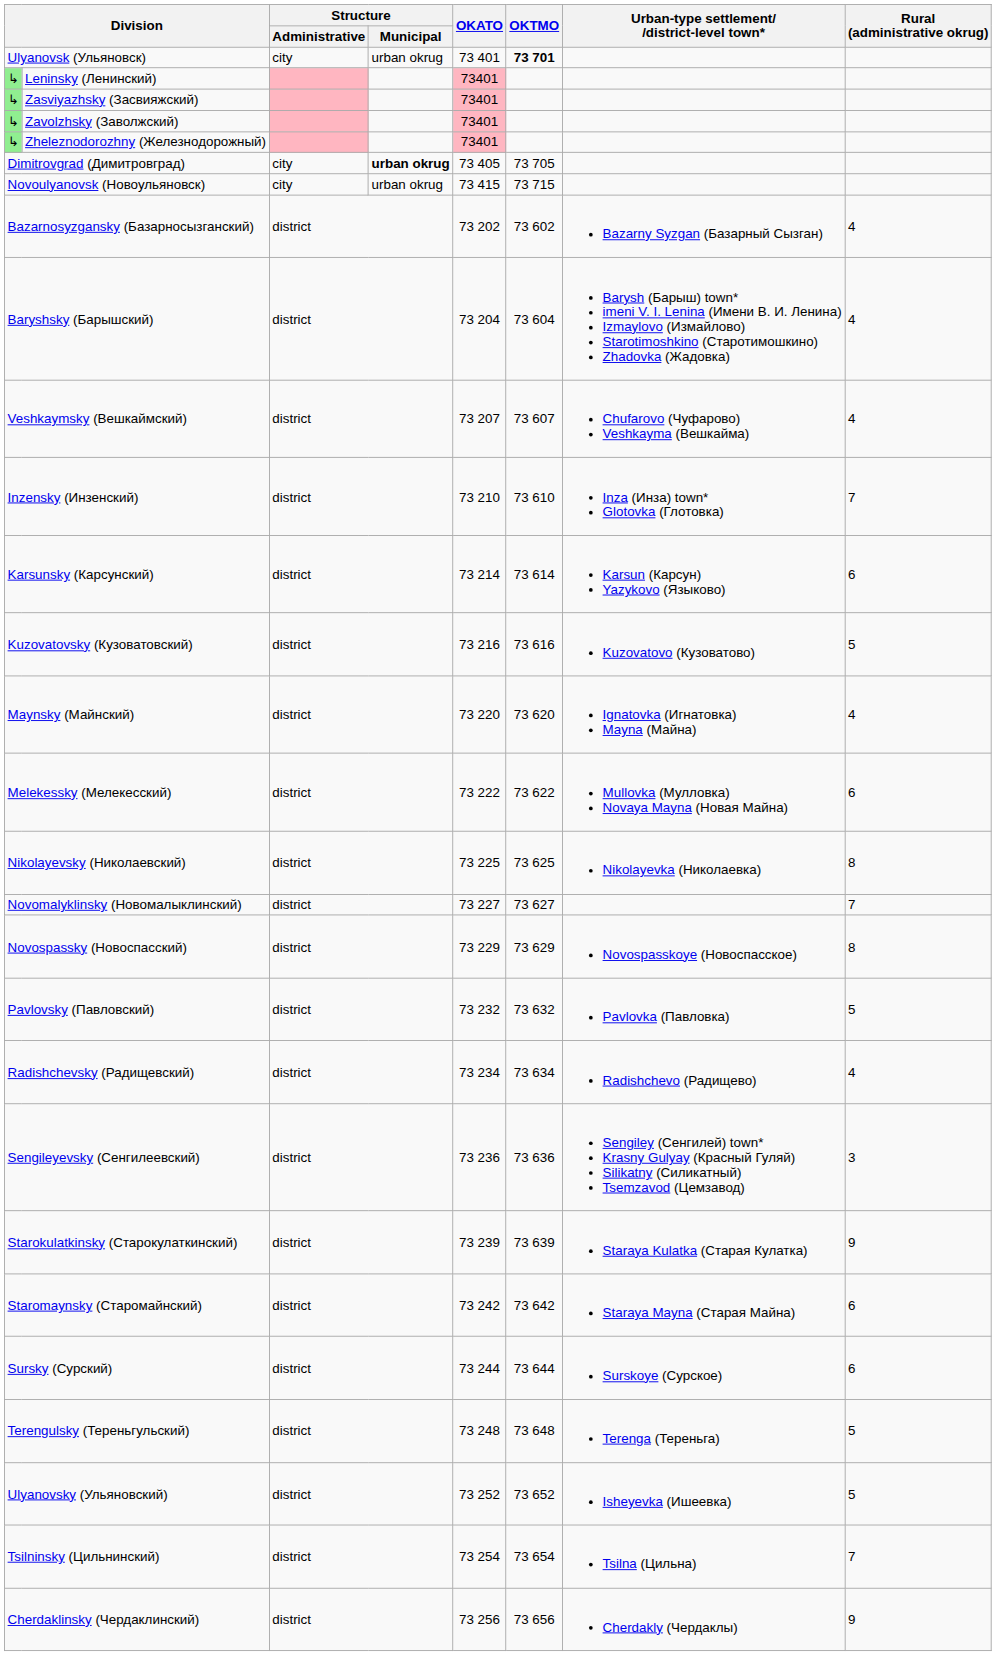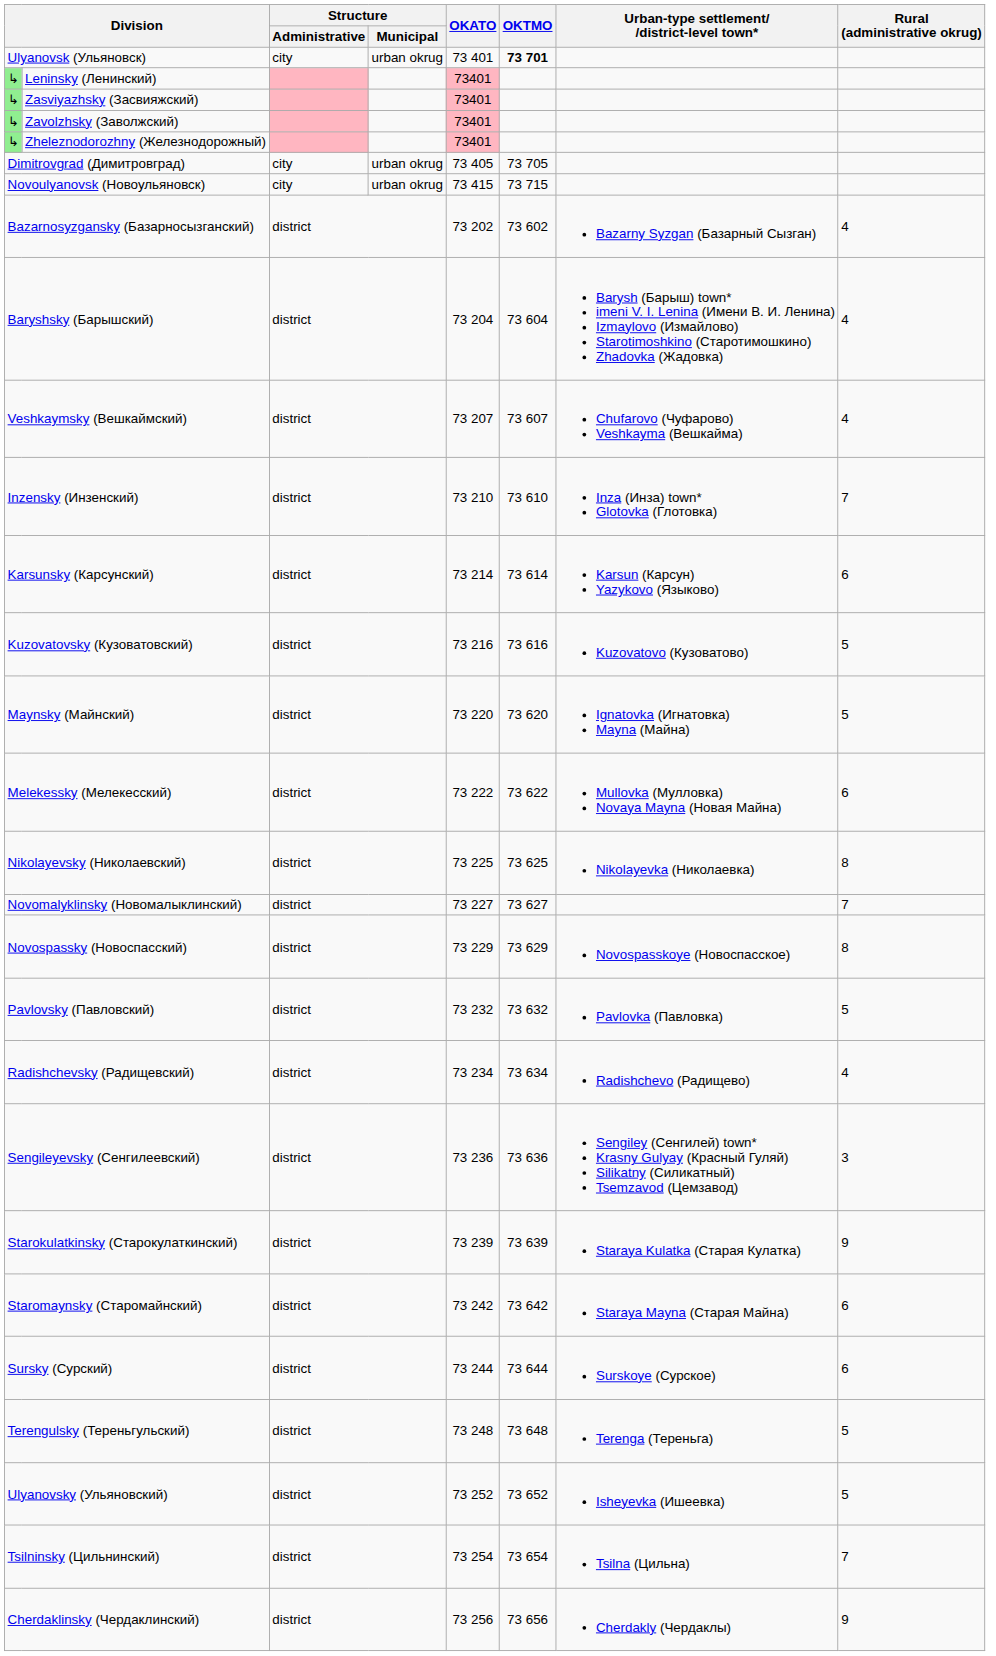(411, 164) bold -> (407, 164) normal
(852, 715) 4 -> (845, 715) 5
